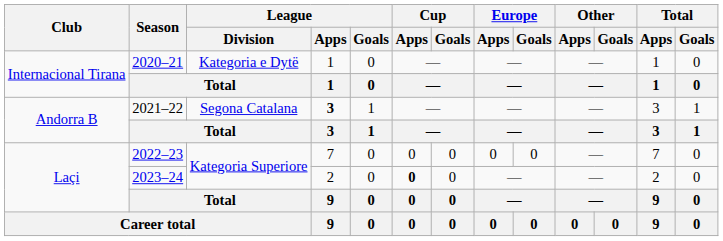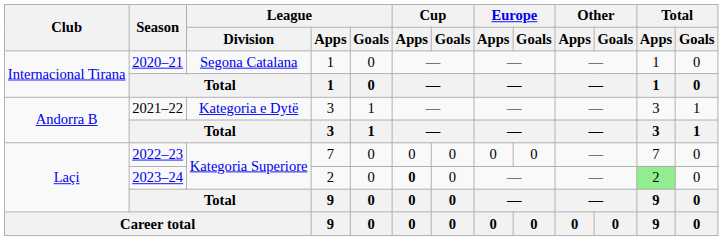(249, 62) Kategoria e Dytë -> (249, 62) Segona Catalana
(249, 108) Segona Catalana -> (249, 108) Kategoria e Dytë
(330, 108) bold -> (330, 108) normal
(656, 177) no background -> (656, 177) lightgreen background
